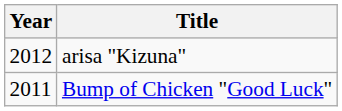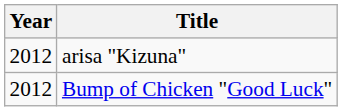(30, 88) 2011 -> (31, 88) 2012
